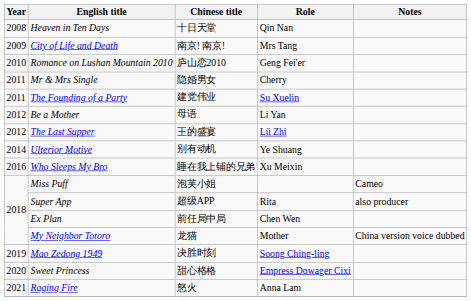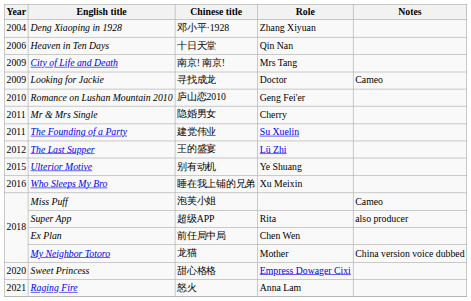+ row: (76, 28)
(16, 28) 2008 -> (16, 45) 2006
+ row: (67, 80)
- row: (55, 115)
(16, 149) 2014 -> (16, 167) 2015
- row: (66, 253)
